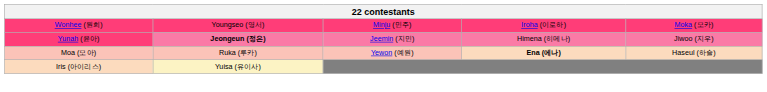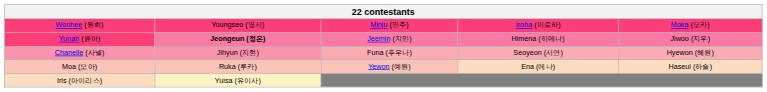+ row: (80, 53)
(544, 53) bold -> (538, 66) normal
